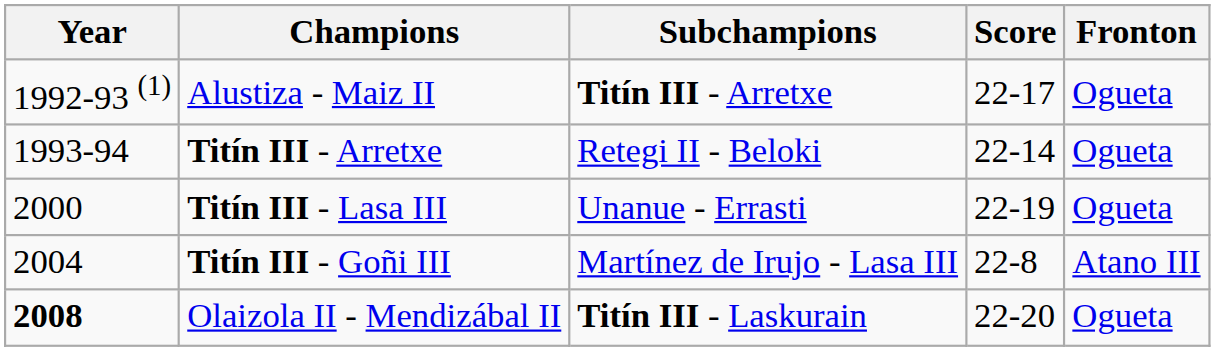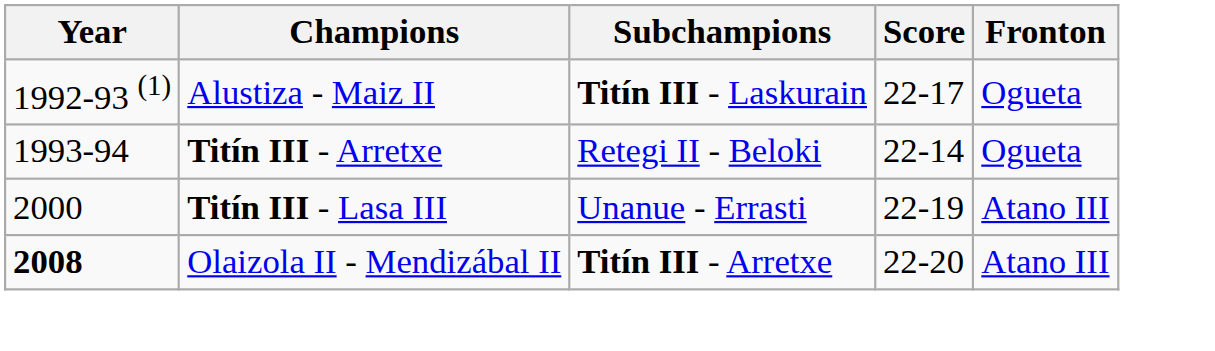(705, 91) Titín III - Arretxe -> (722, 91) Titín III - Laskurain
(1122, 206) Ogueta -> (1045, 206) Atano III
- row: (319, 261)
(722, 316) Titín III - Laskurain -> (705, 261) Titín III - Arretxe
(1122, 316) Ogueta -> (1045, 261) Atano III
